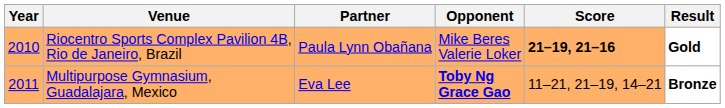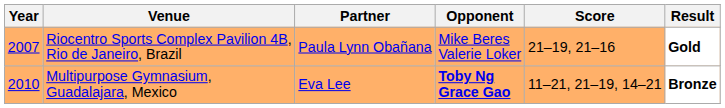(24, 47) 2010 -> (24, 47) 2007
(572, 47) bold -> (572, 47) normal
(24, 85) 2011 -> (24, 85) 2010
